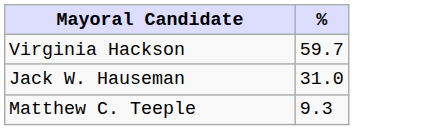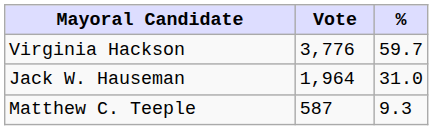+ column: (335, 20)
